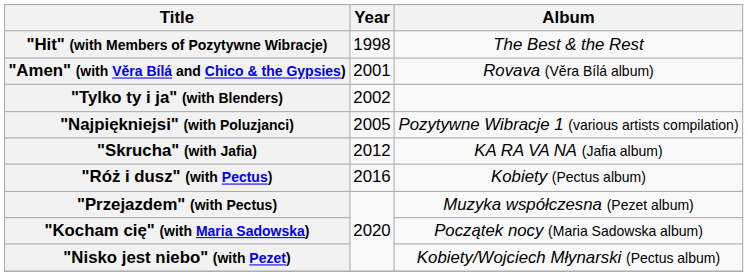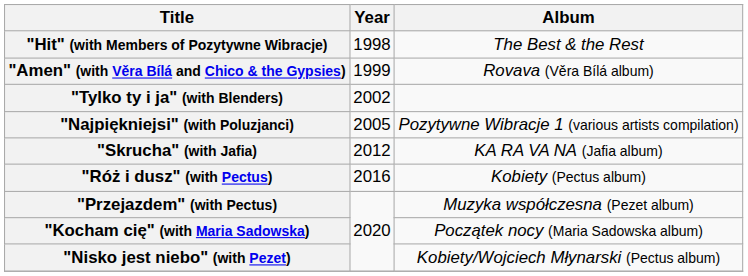(372, 71) 2001 -> (372, 71) 1999
